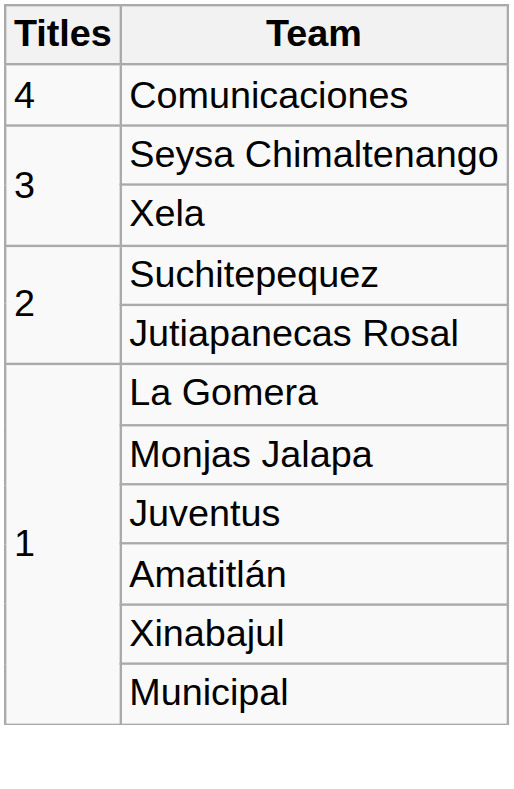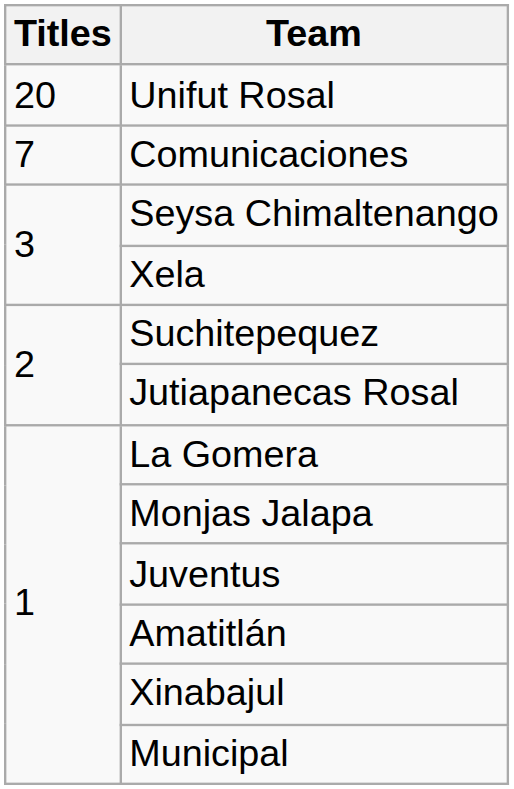+ row: (232, 94)
(24, 94) 4 -> (24, 154) 7
